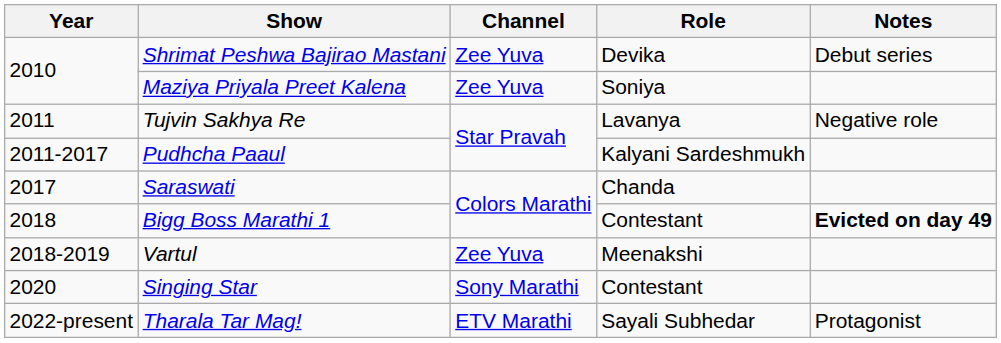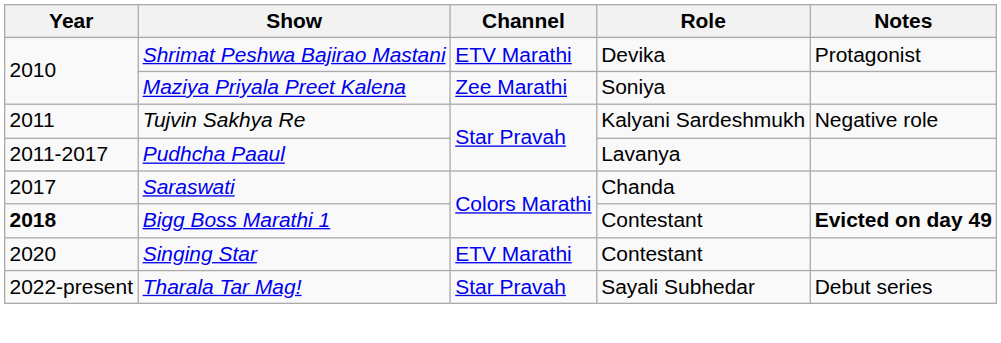(499, 54) Zee Yuva -> (513, 54) ETV Marathi
(874, 54) Debut series -> (868, 54) Protagonist
(499, 87) Zee Yuva -> (511, 87) Zee Marathi
(641, 120) Lavanya -> (703, 120) Kalyani Sardeshmukh
(703, 154) Kalyani Sardeshmukh -> (641, 154) Lavanya
(33, 220) normal -> (33, 220) bold
- row: (170, 253)
(517, 287) Sony Marathi -> (513, 253) ETV Marathi
(513, 320) ETV Marathi -> (511, 287) Star Pravah
(868, 320) Protagonist -> (874, 287) Debut series
